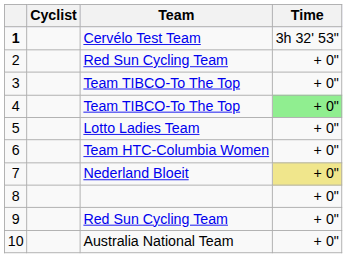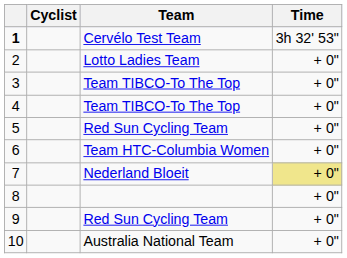(156, 60) Red Sun Cycling Team -> (141, 60) Lotto Ladies Team
(326, 106) lightgreen background -> (326, 106) no background
(141, 128) Lotto Ladies Team -> (156, 128) Red Sun Cycling Team
